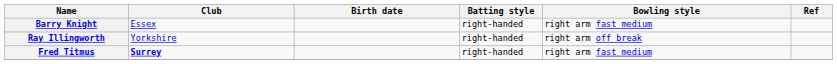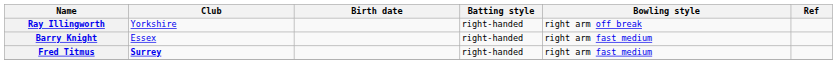rows swapped: (66, 39) <-> (66, 25)
